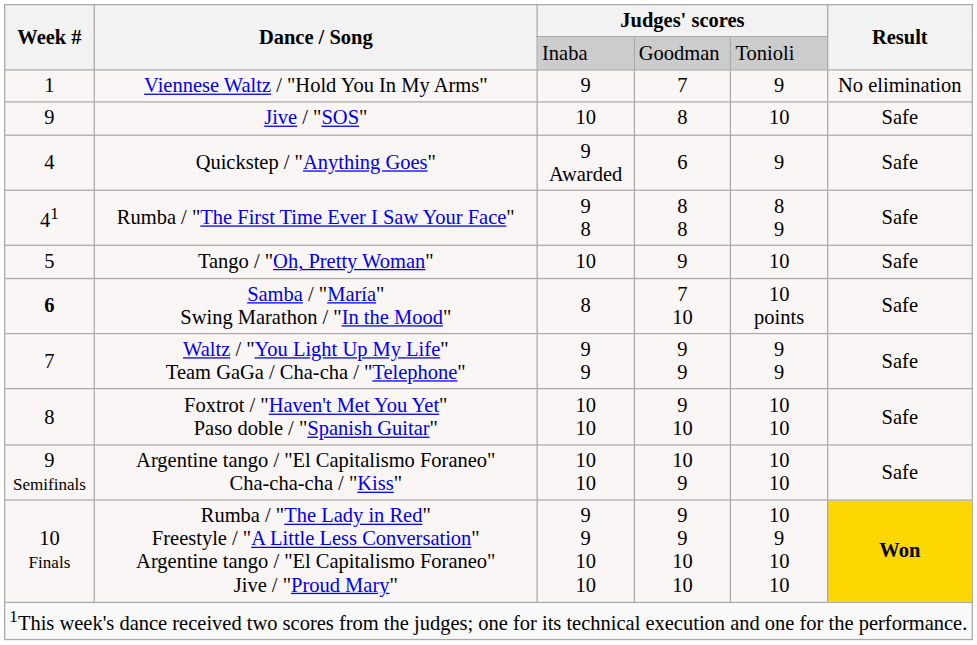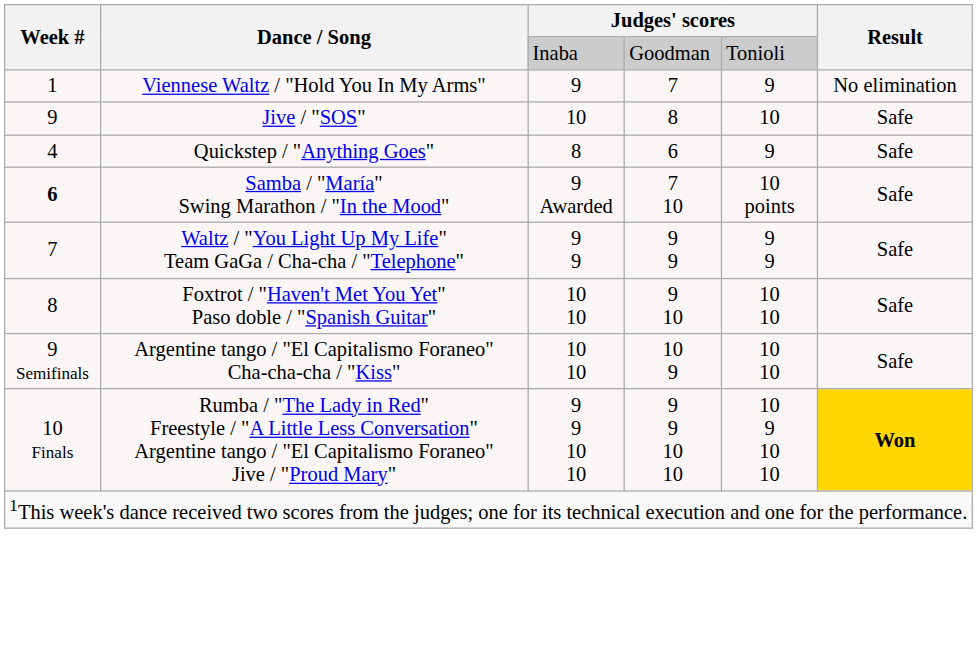(586, 162) 9 Awarded -> (576, 150) 8
- row: (316, 217)
- row: (316, 261)
(586, 305) 8 -> (576, 194) 9 Awarded
